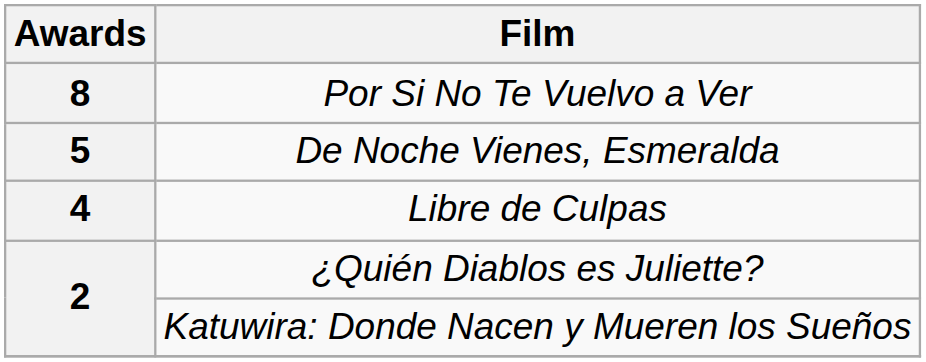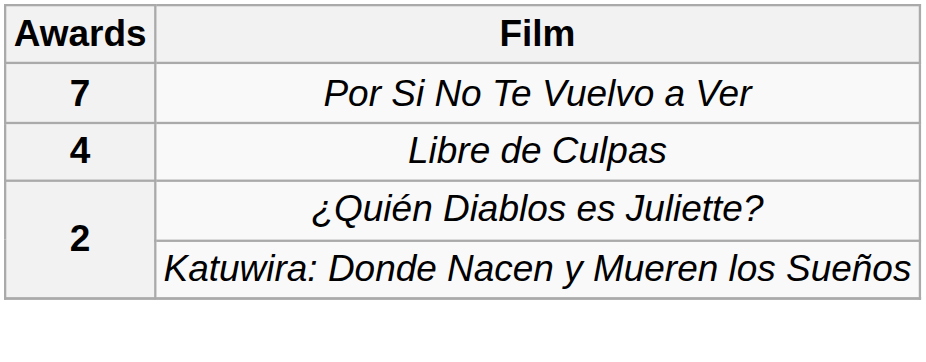(80, 92) 8 -> (80, 92) 7
- row: (537, 151)
